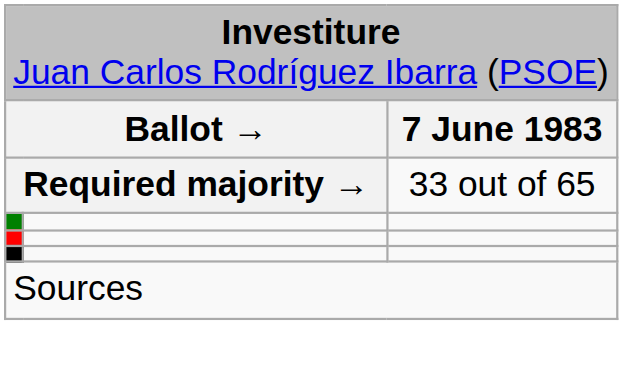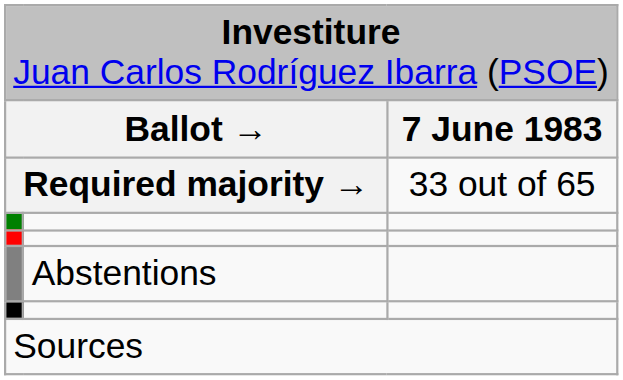+ row: (14, 274)
